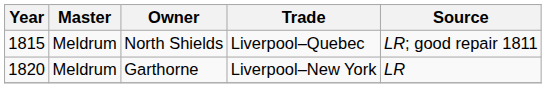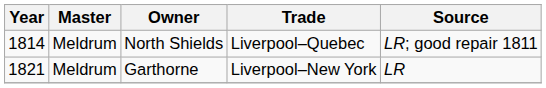(27, 43) 1815 -> (27, 43) 1814
(27, 69) 1820 -> (27, 69) 1821
